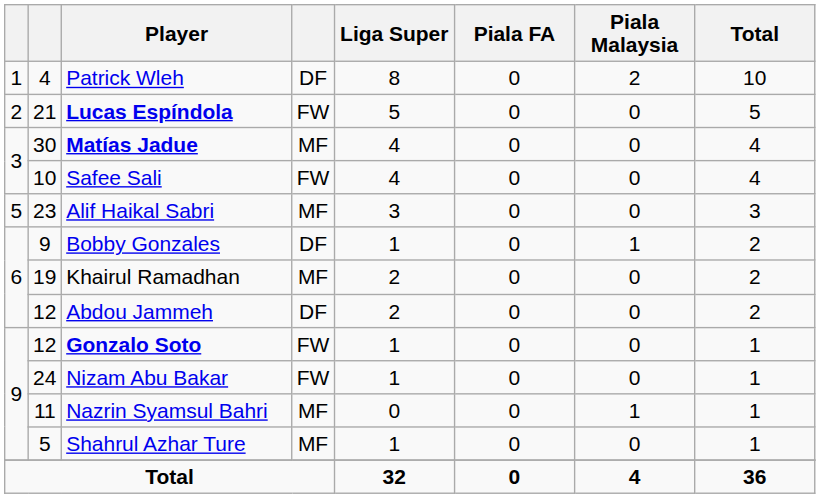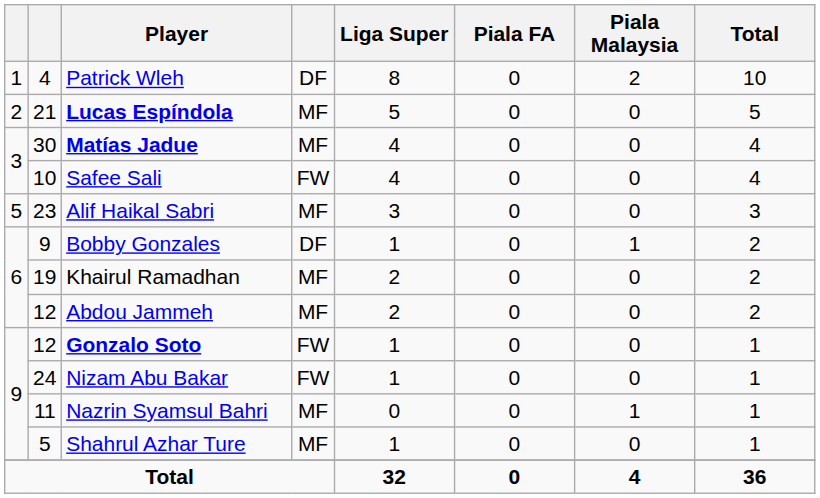(313, 111) FW -> (313, 111) MF
(313, 311) DF -> (313, 311) MF
